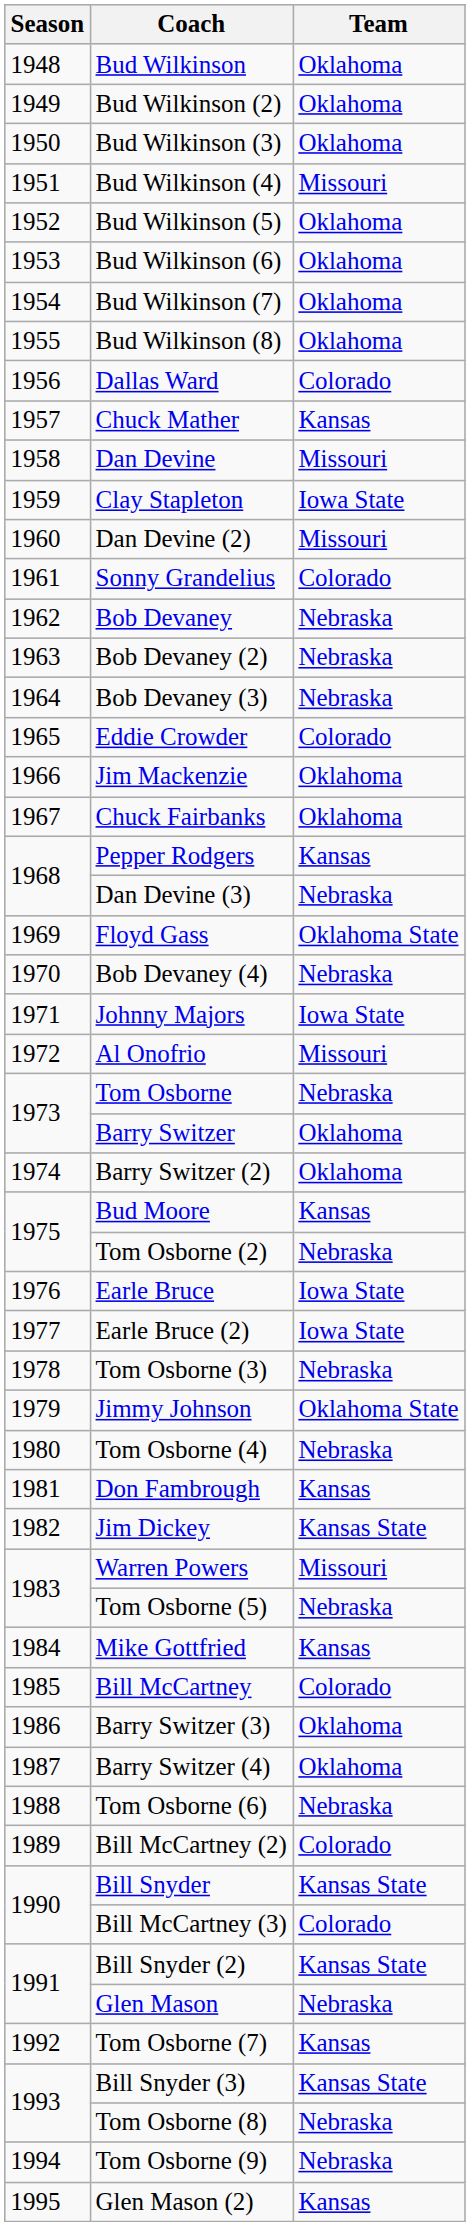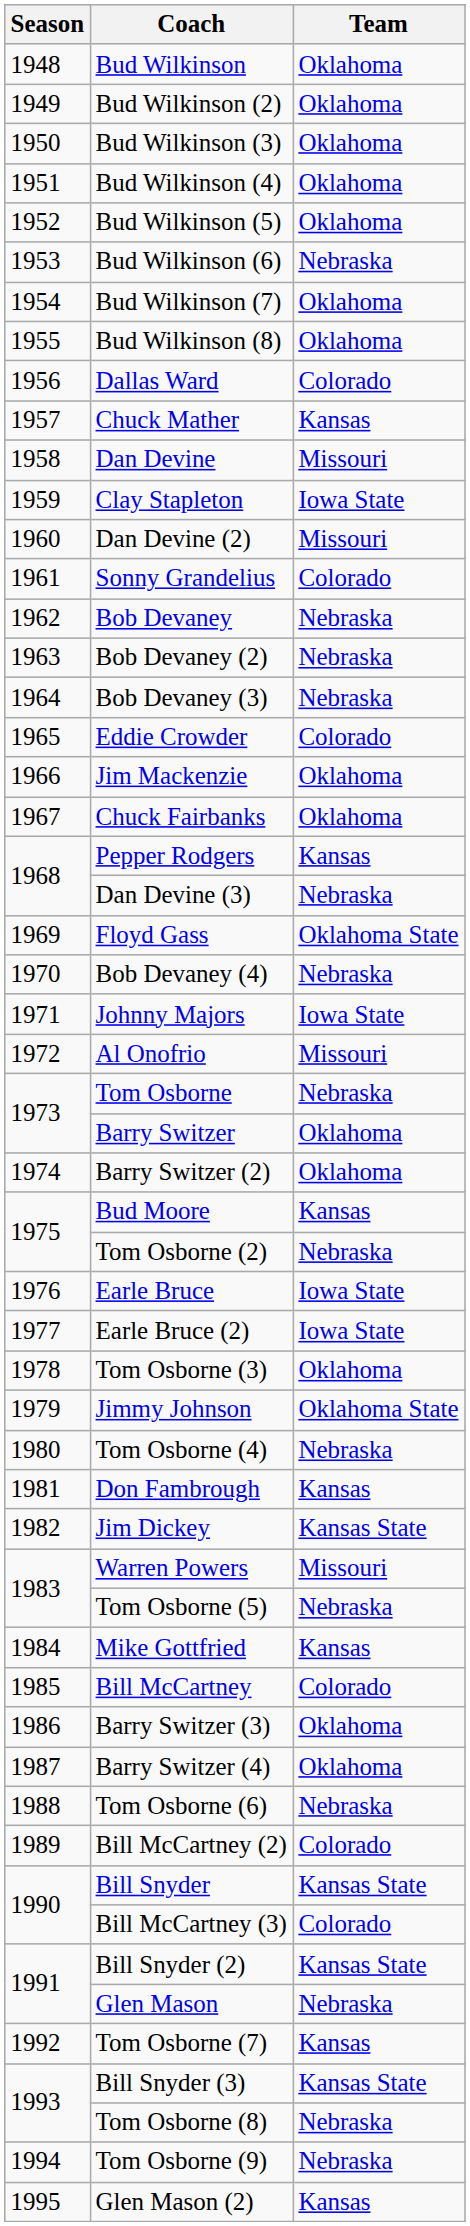(343, 182) Missouri -> (350, 182) Oklahoma
(350, 261) Oklahoma -> (346, 261) Nebraska
(346, 1370) Nebraska -> (350, 1370) Oklahoma
